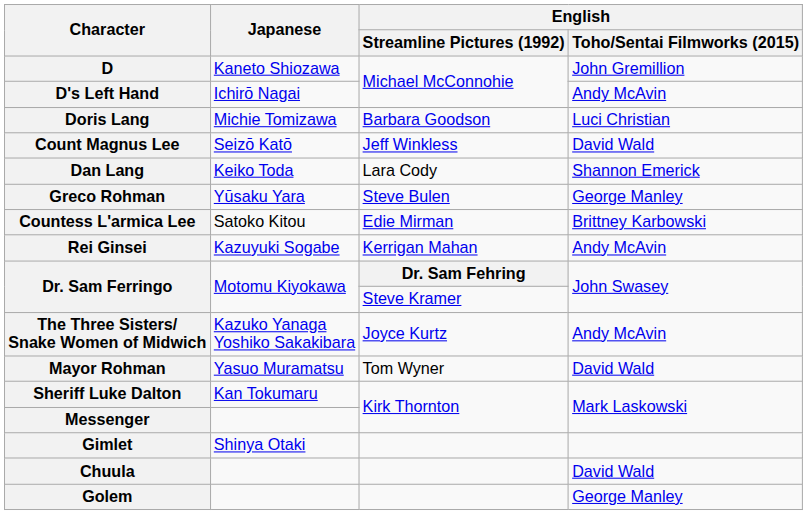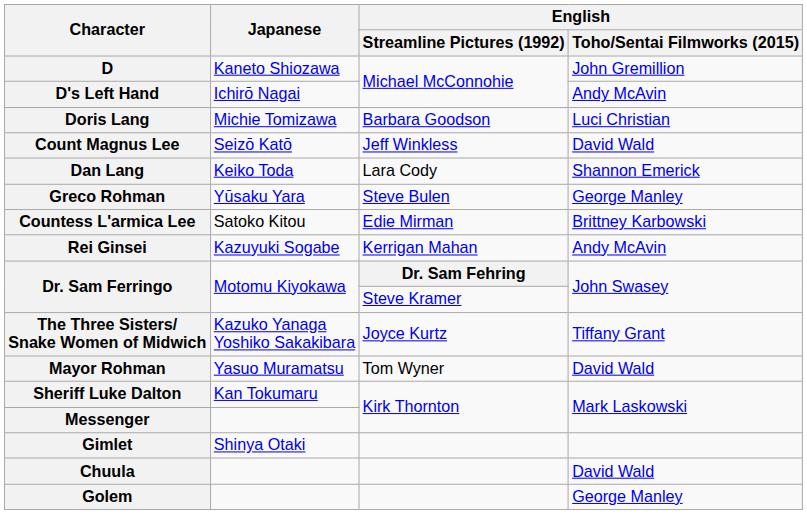(619, 333) Andy McAvin -> (618, 333) Tiffany Grant
